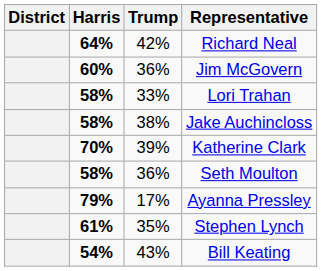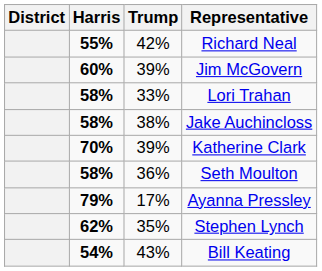(97, 43) 64% -> (97, 43) 55%
(153, 69) 36% -> (153, 69) 39%
(97, 226) 61% -> (97, 226) 62%
